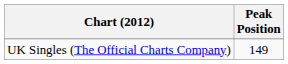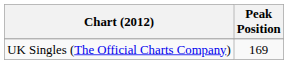(259, 49) 149 -> (259, 49) 169
